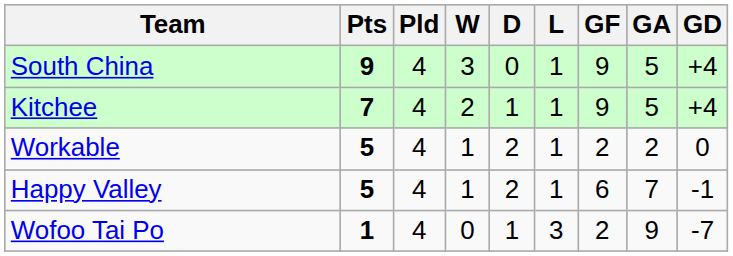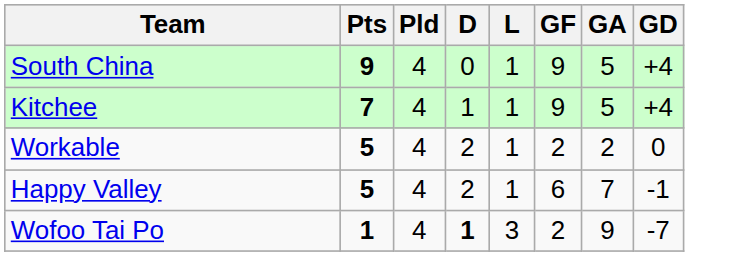- column: (467, 25)
(512, 230) normal -> (467, 230) bold
